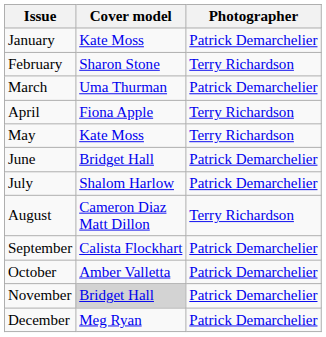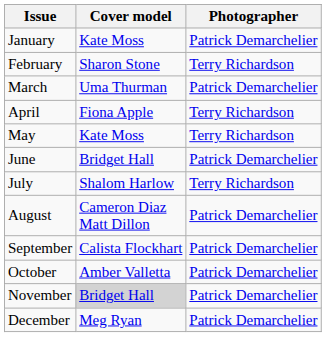(253, 183) Patrick Demarchelier -> (242, 183) Terry Richardson
(242, 215) Terry Richardson -> (253, 215) Patrick Demarchelier
